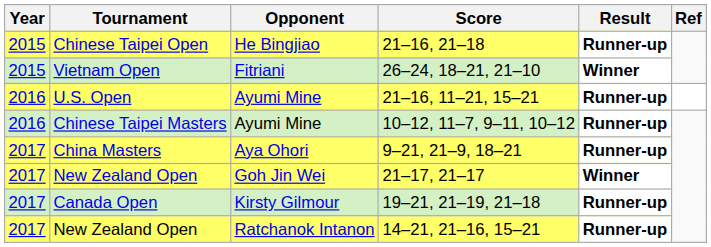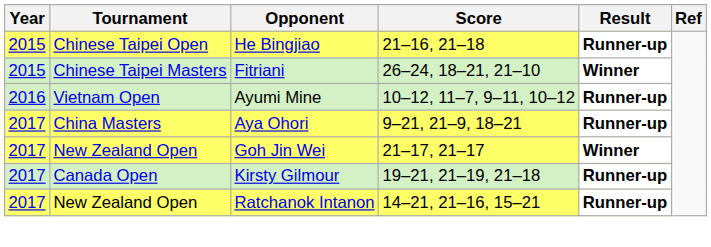(107, 71) Vietnam Open -> (140, 71) Chinese Taipei Masters
- row: (461, 97)
(140, 124) Chinese Taipei Masters -> (107, 97) Vietnam Open
